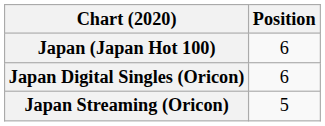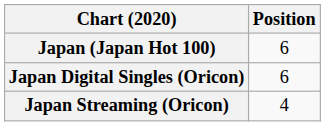(284, 105) 5 -> (284, 105) 4
